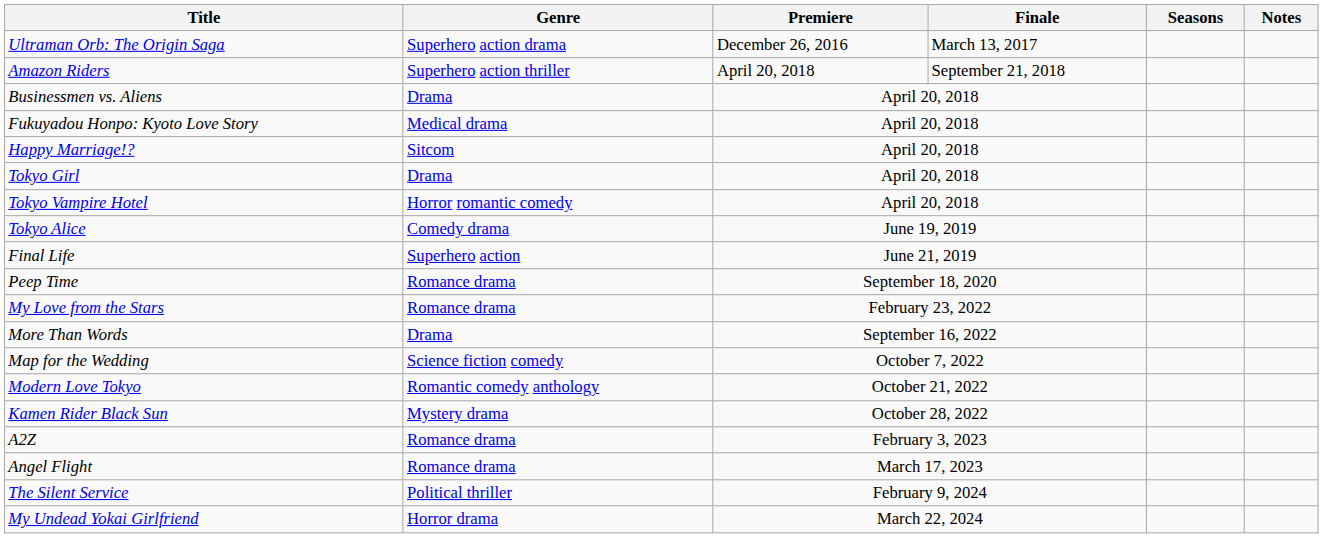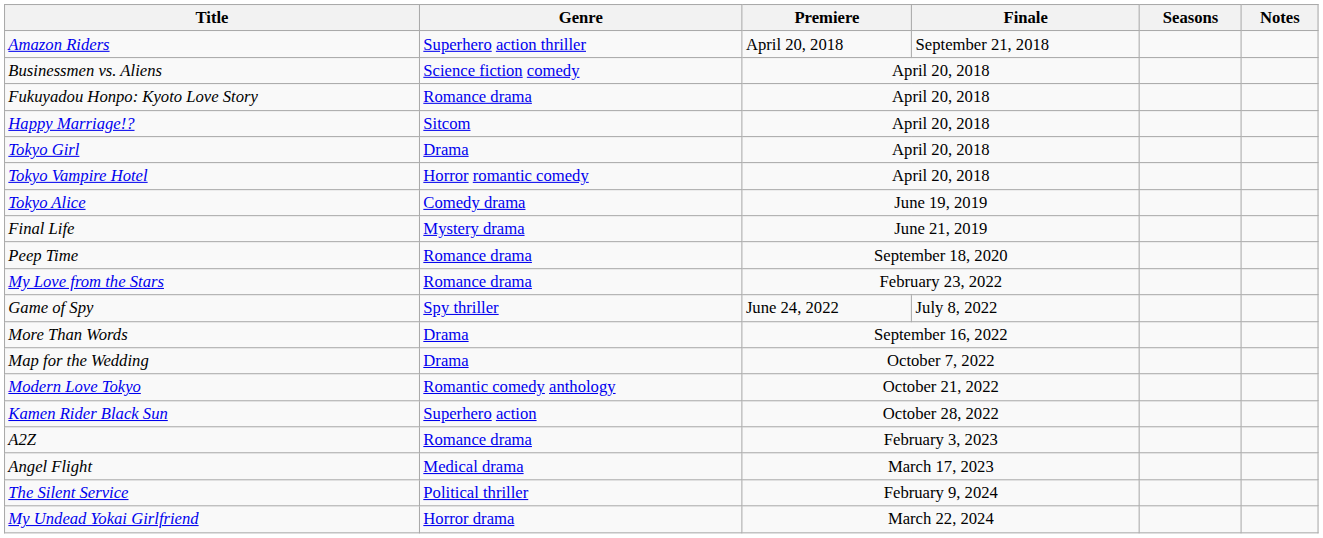- row: (117, 44)
(430, 96) Drama -> (501, 70) Science fiction comedy
(457, 123) Medical drama -> (478, 96) Romance drama
(464, 255) Superhero action -> (474, 228) Mystery drama
+ row: (51, 307)
(485, 360) Science fiction comedy -> (446, 360) Drama
(458, 413) Mystery drama -> (480, 413) Superhero action
(461, 466) Romance drama -> (473, 466) Medical drama
